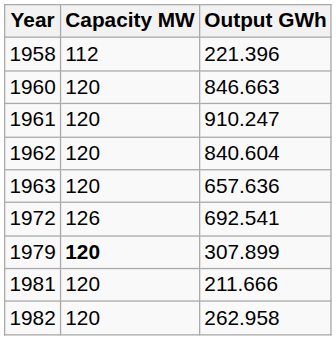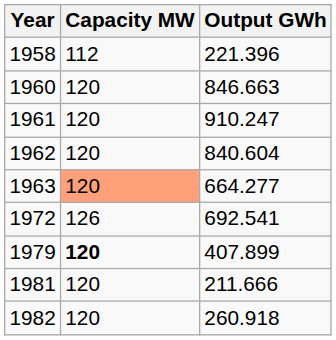(83, 185) no background -> (83, 185) lightsalmon background
(242, 185) 657.636 -> (242, 185) 664.277
(242, 251) 307.899 -> (242, 251) 407.899
(242, 317) 262.958 -> (242, 317) 260.918
